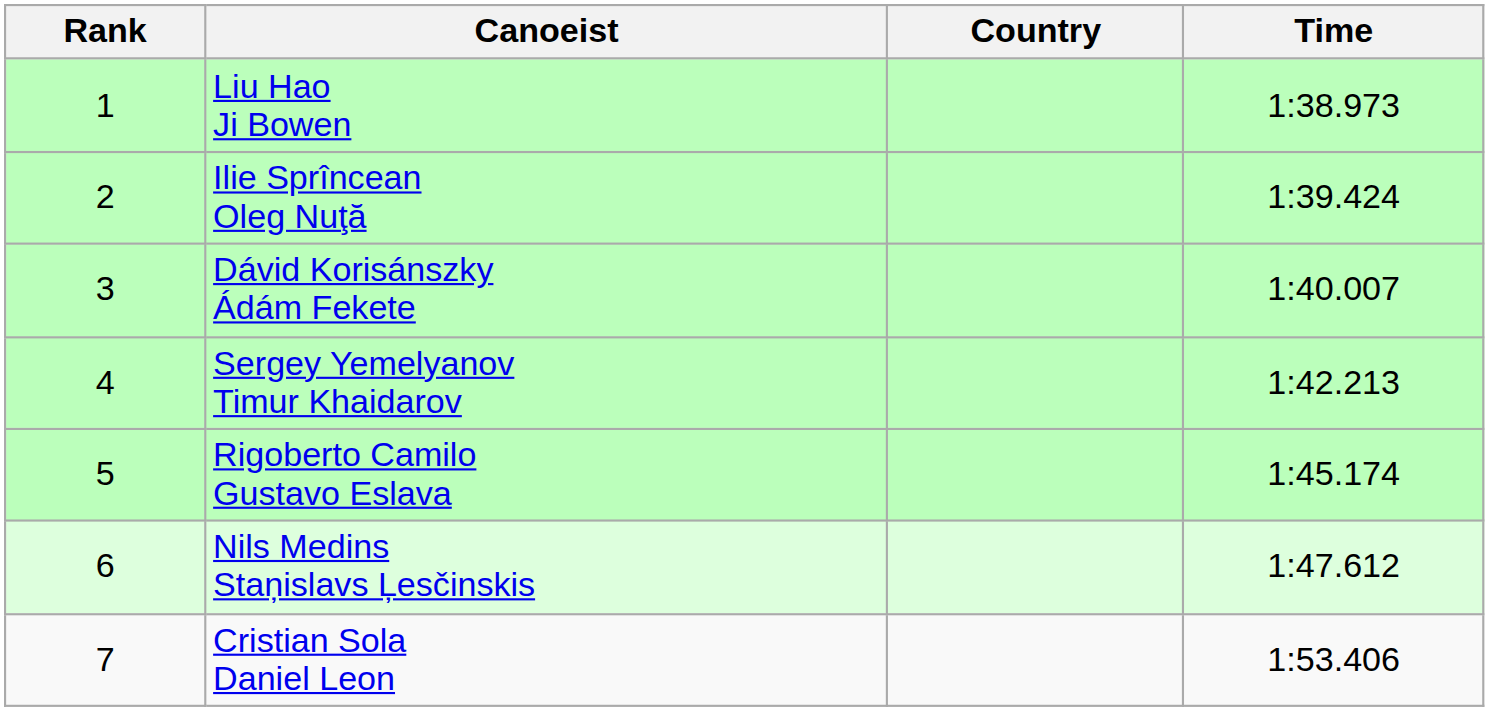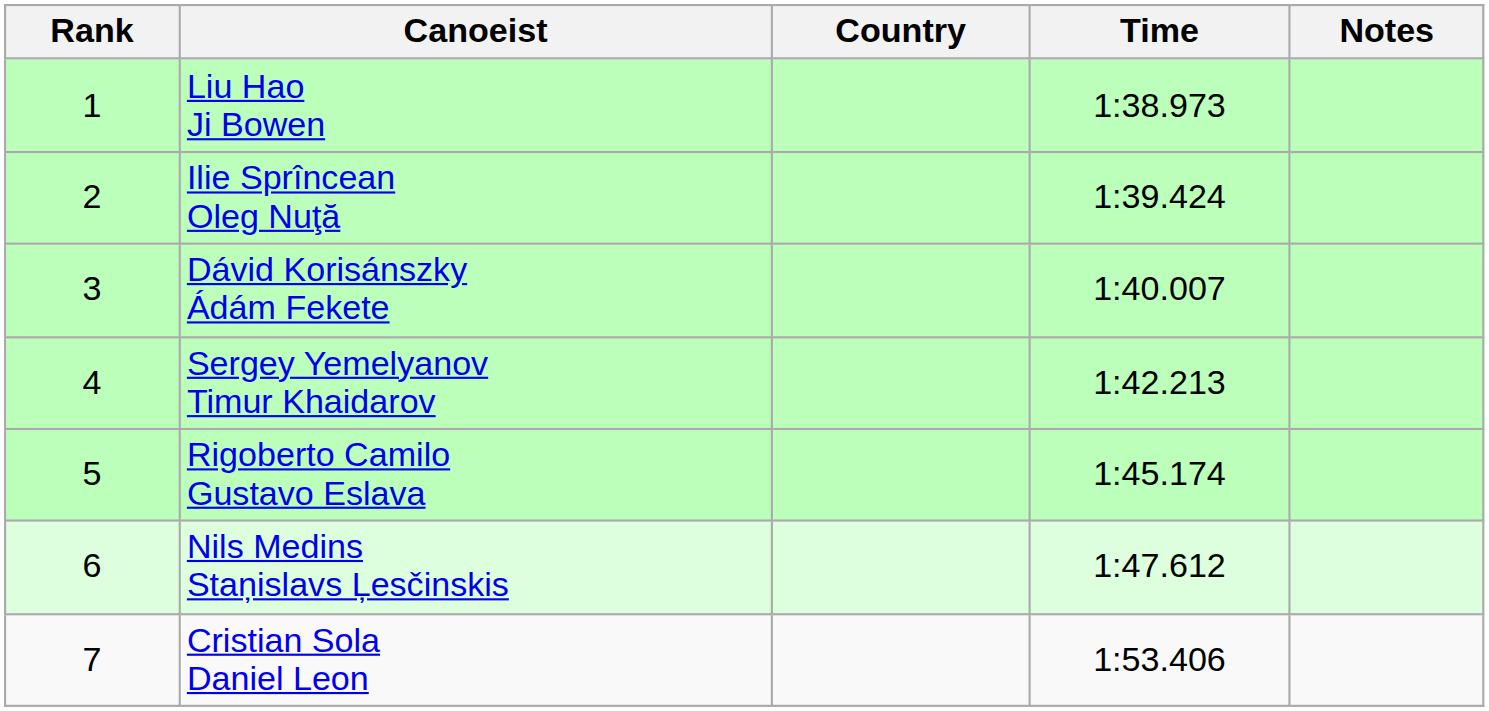+ column: (1387, 31)
